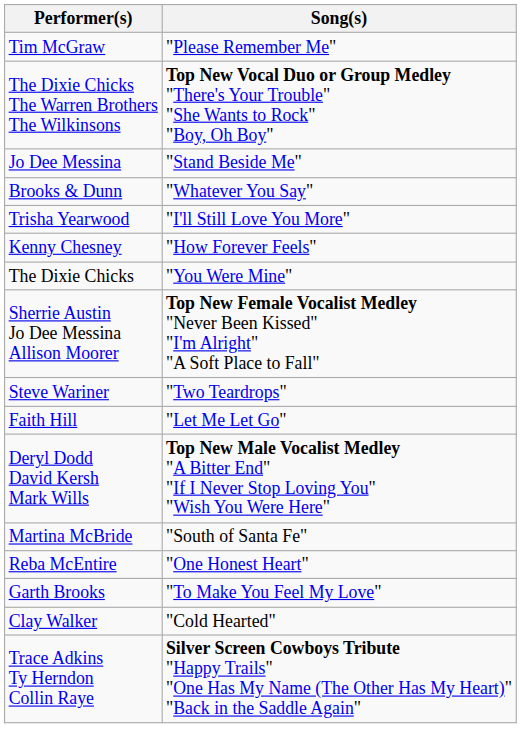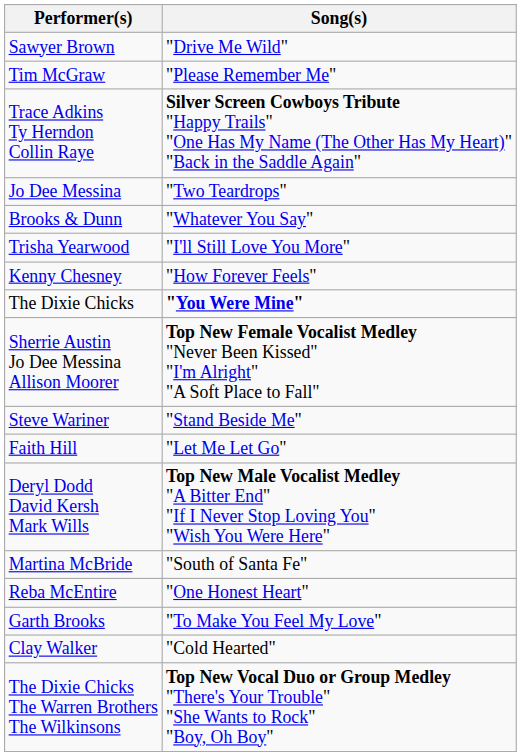+ row: (62, 46)
rows swapped: (83, 104) <-> (56, 679)
(234, 163) "Stand Beside Me" -> (226, 191) "Two Teardrops"
(229, 275) normal -> (235, 303) bold
(226, 391) "Two Teardrops" -> (234, 420) "Stand Beside Me"
